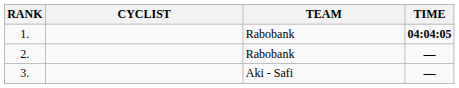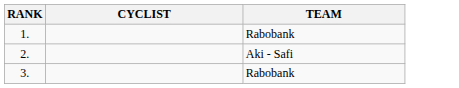- column: (429, 14)
(270, 54) Rabobank -> (269, 54) Aki - Safi
(269, 73) Aki - Safi -> (270, 73) Rabobank
